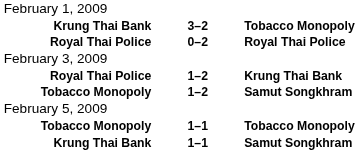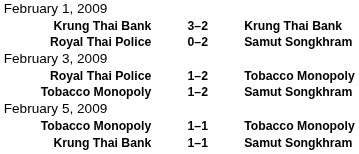(299, 26) Tobacco Monopoly -> (293, 26) Krung Thai Bank
(295, 42) Royal Thai Police -> (298, 42) Samut Songkhram
(293, 76) Krung Thai Bank -> (299, 76) Tobacco Monopoly
